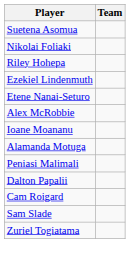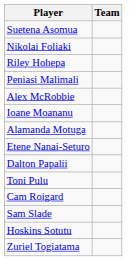- row: (50, 79)
rows swapped: (43, 163) <-> (48, 96)
+ row: (27, 180)
+ row: (39, 230)
